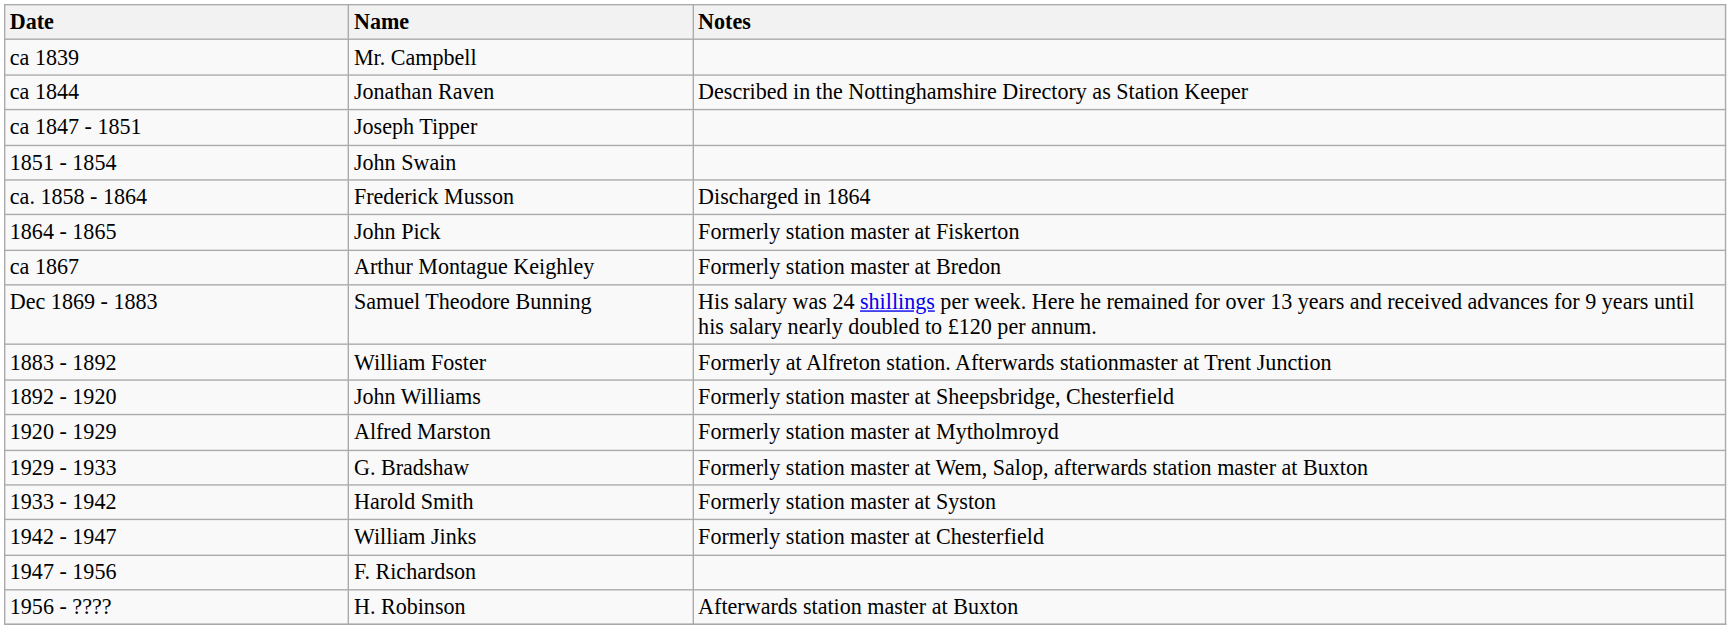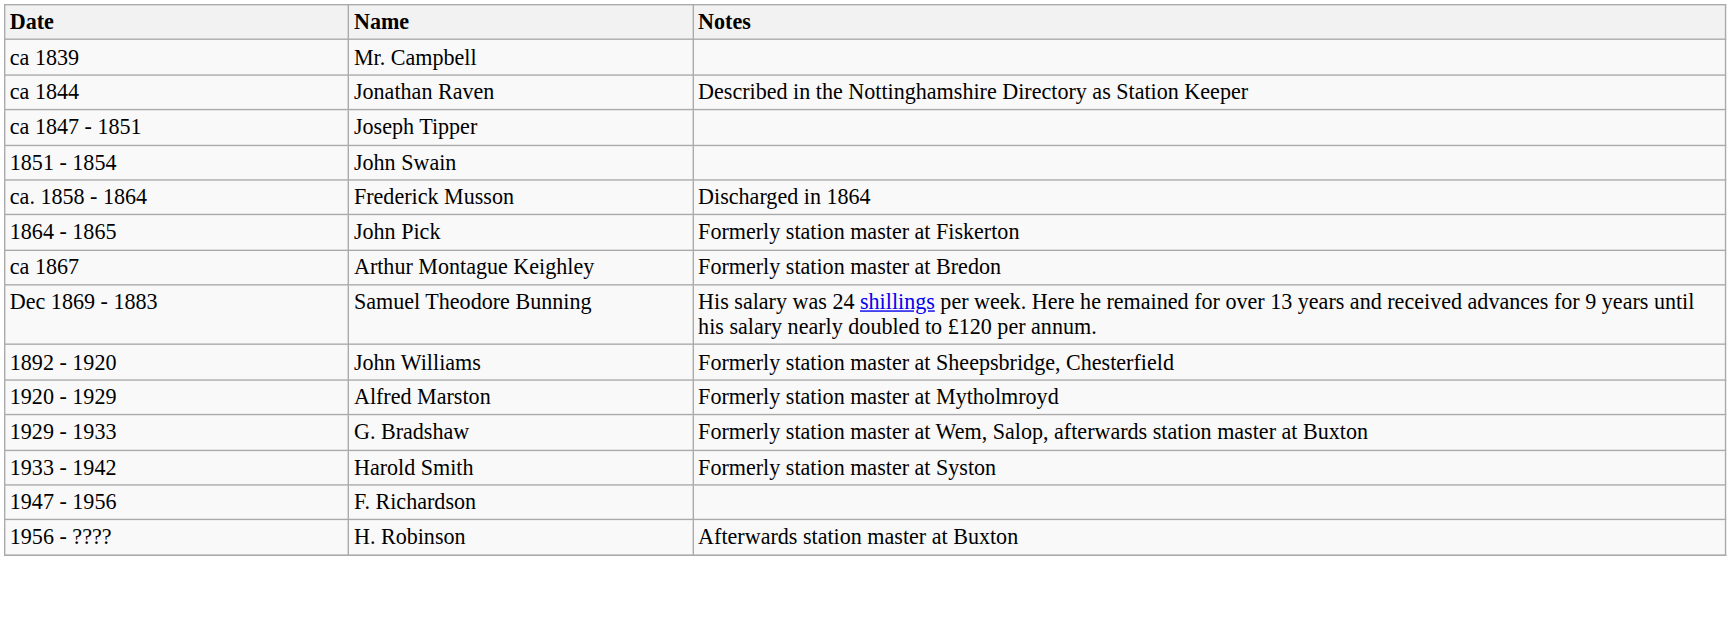- row: (420, 362)
- row: (415, 537)
